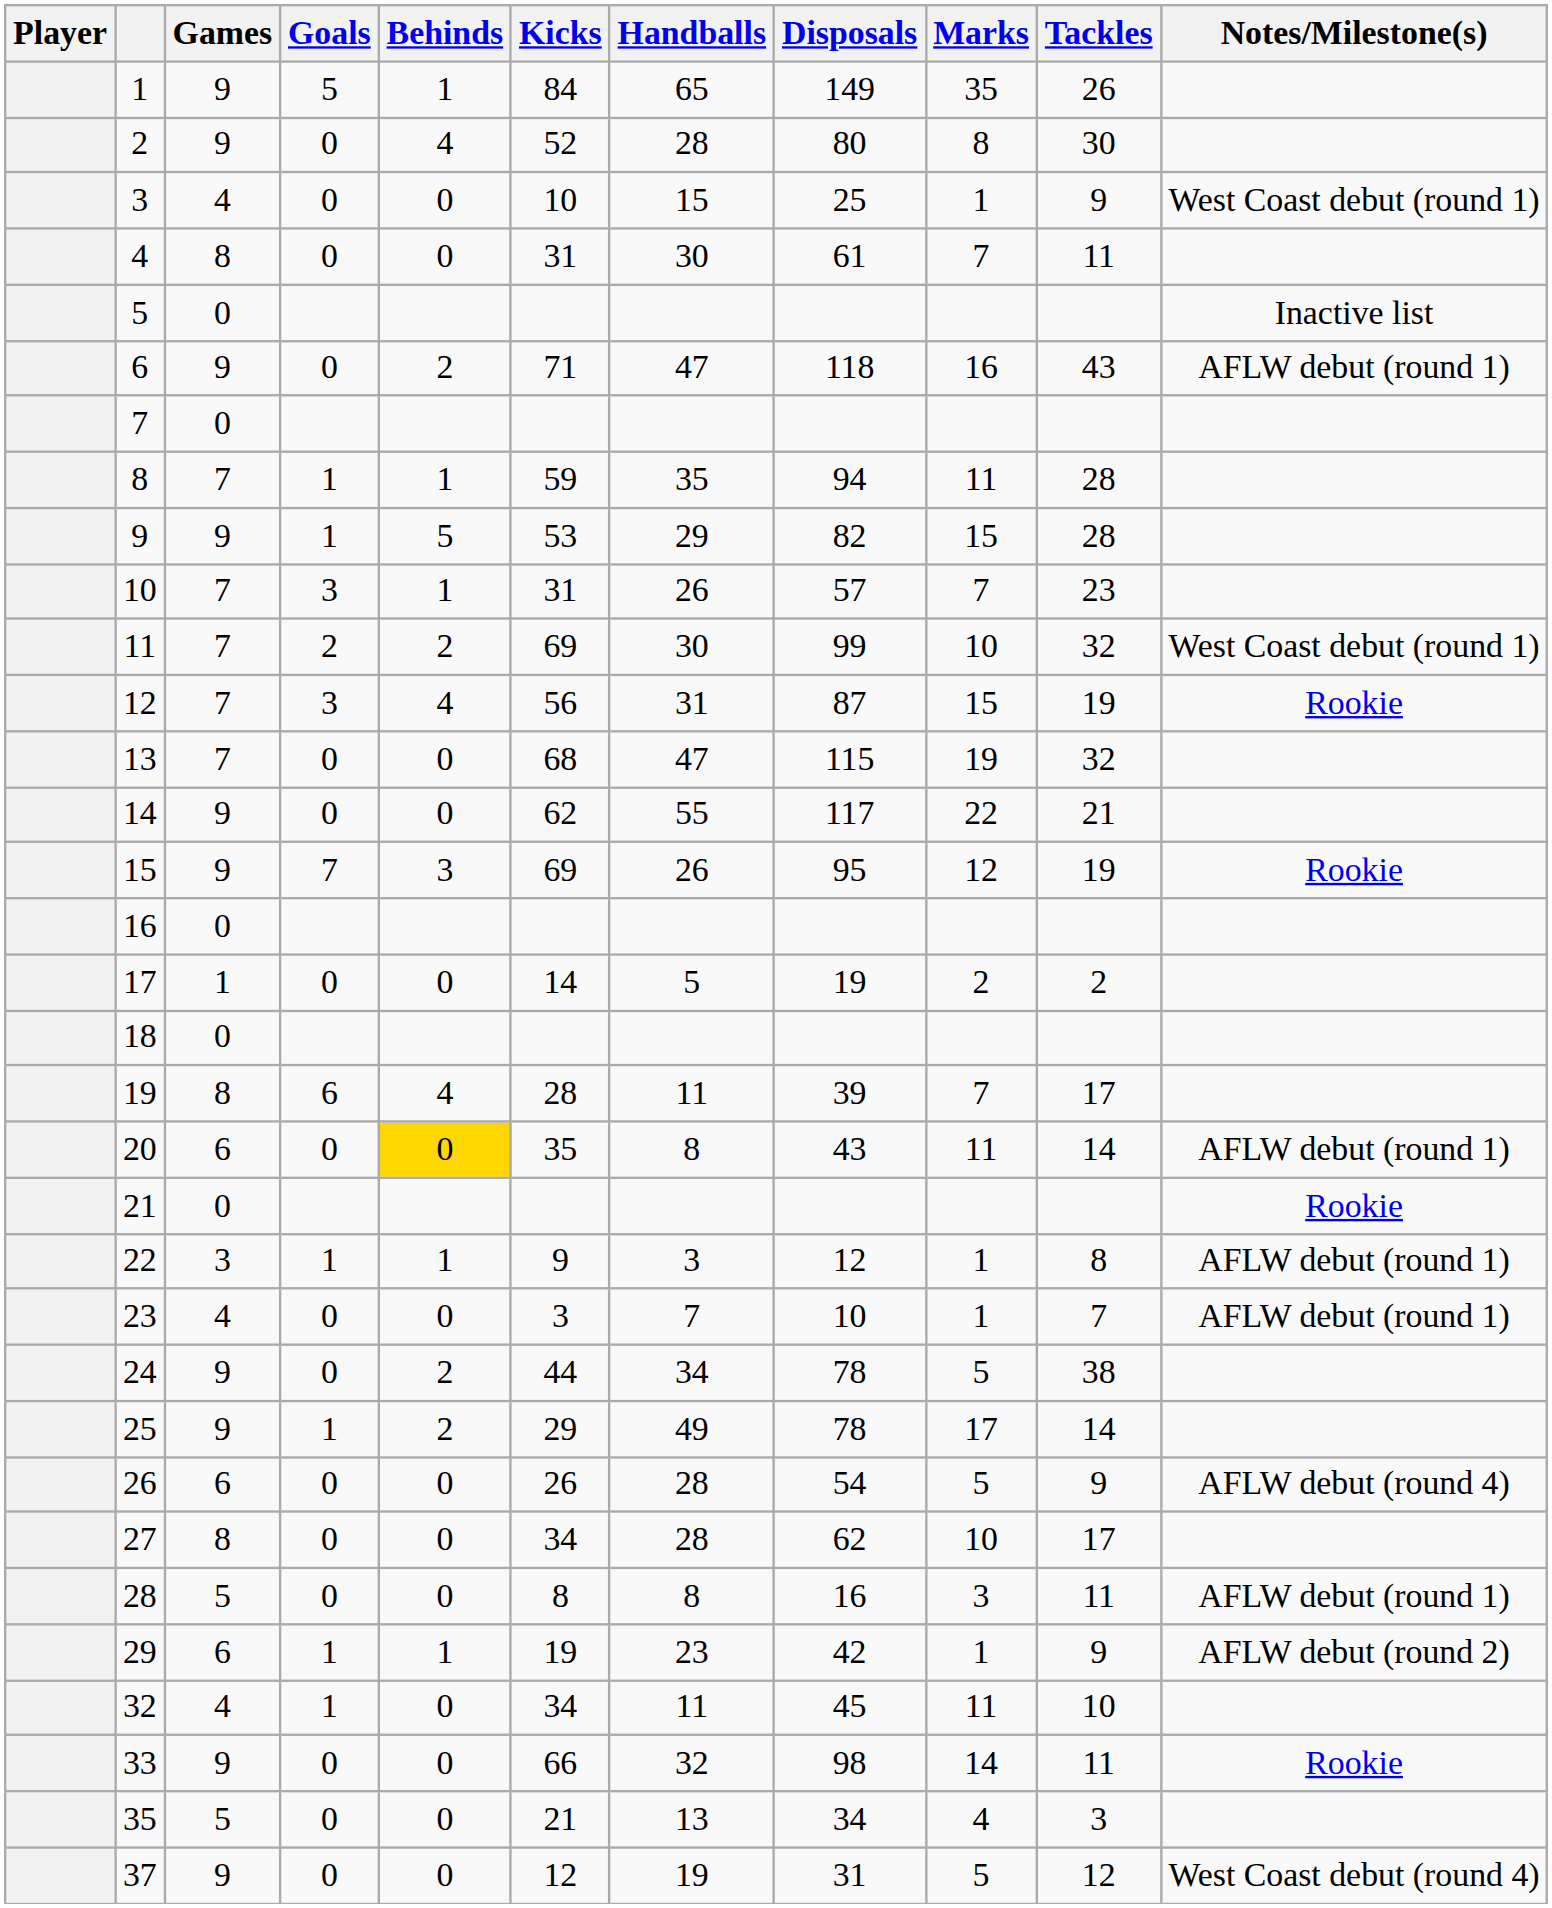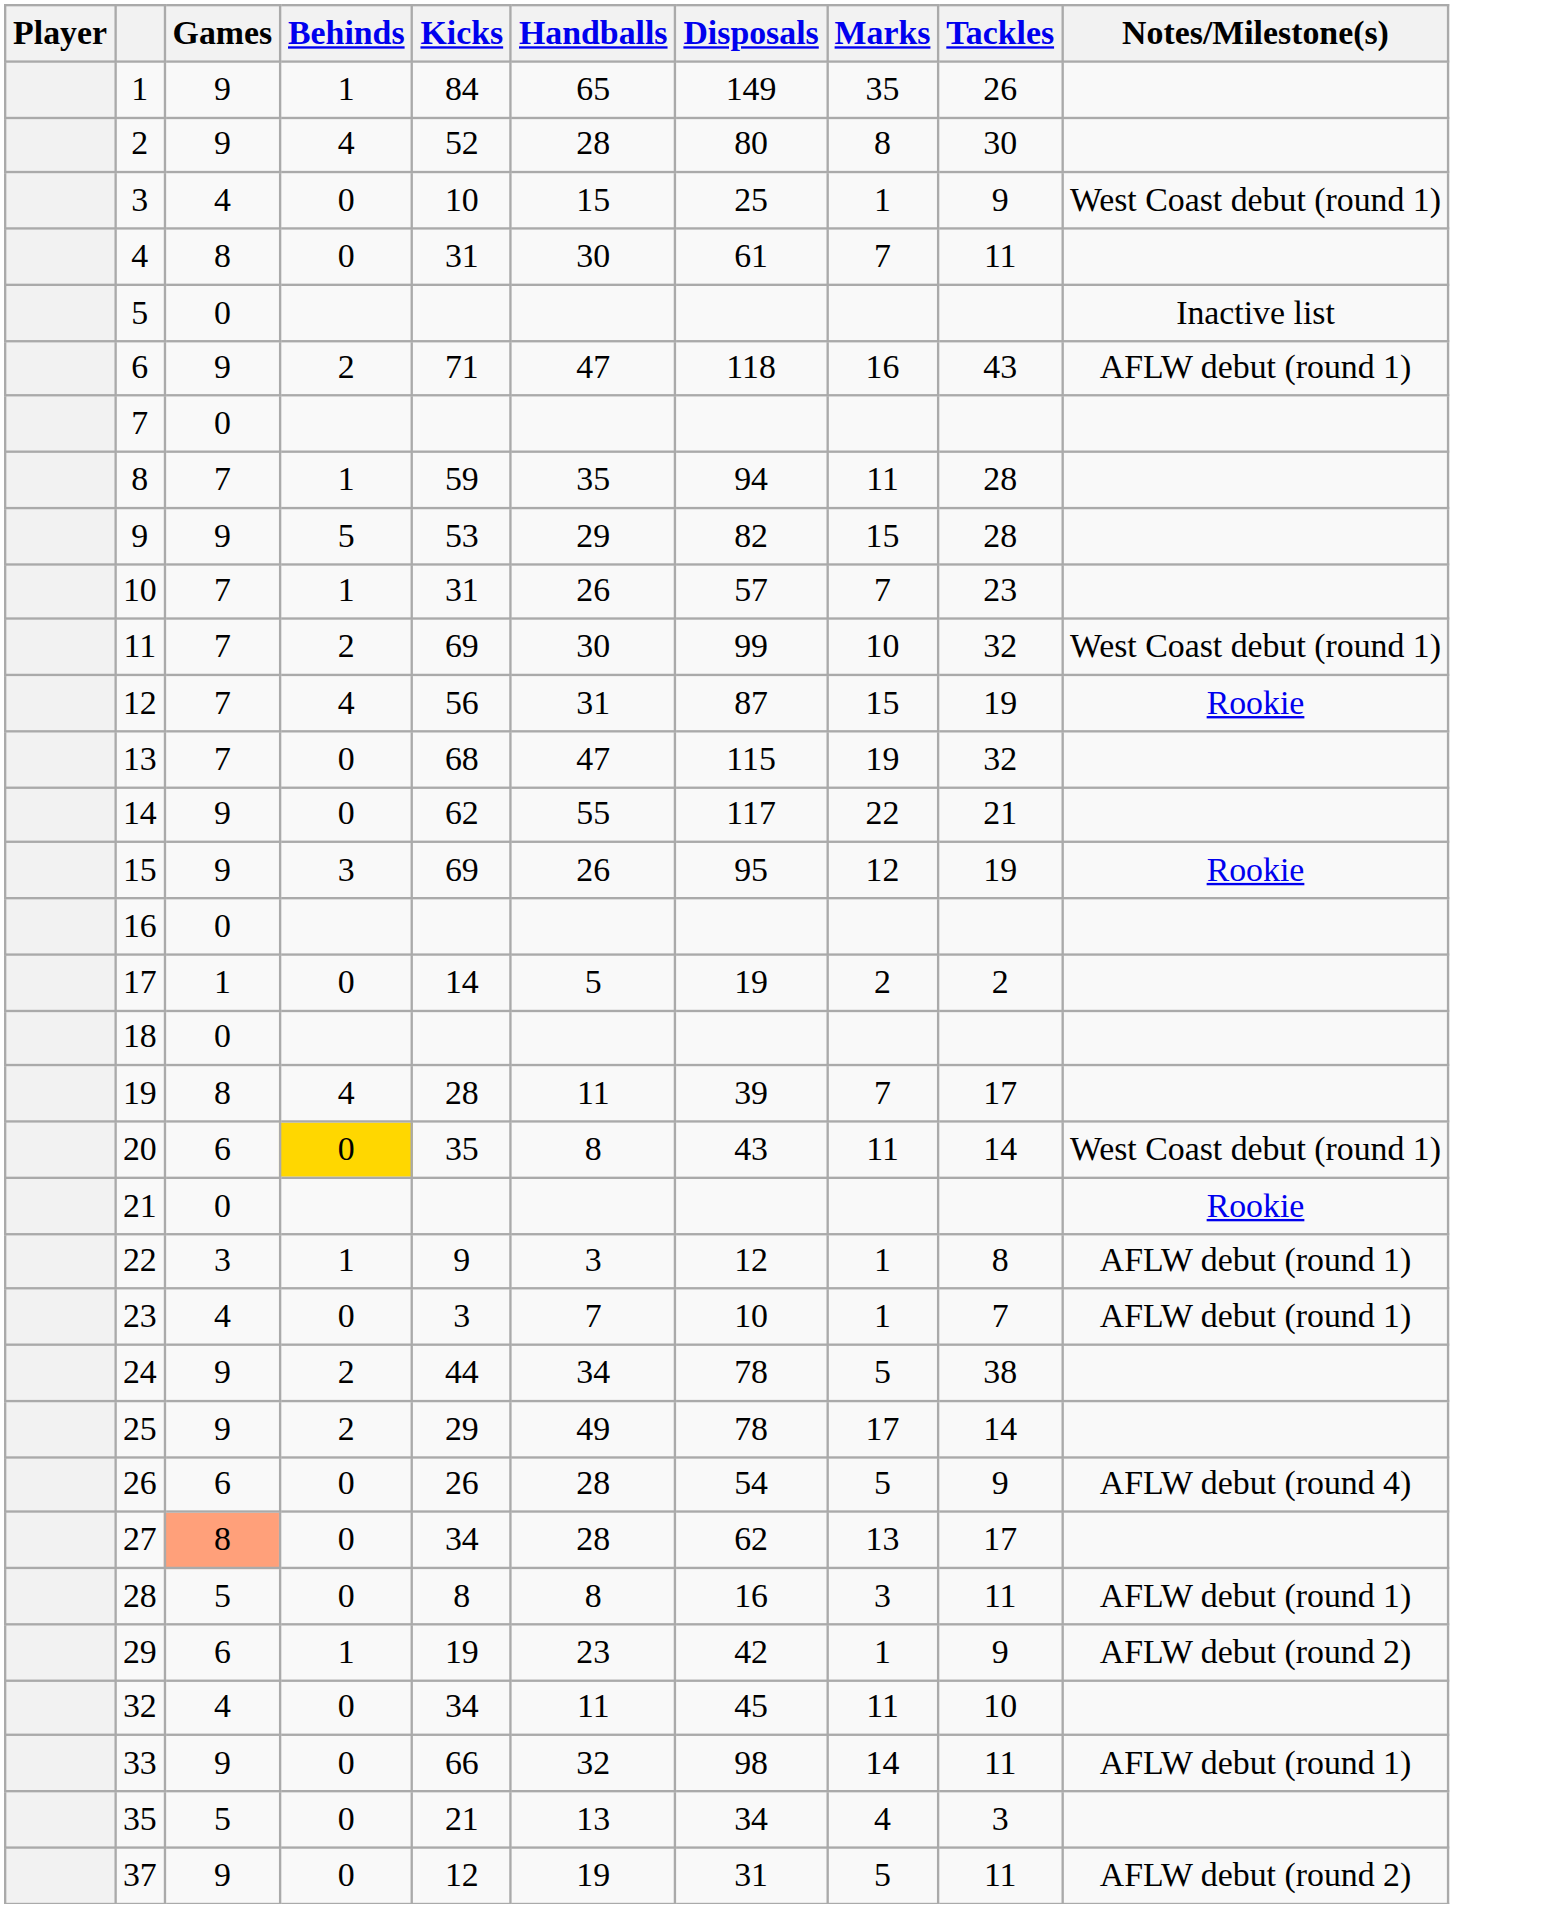- column: (329, 32)
(1354, 1149) AFLW debut (round 1) -> (1256, 1149) West Coast debut (round 1)
(222, 1539) no background -> (222, 1539) lightsalmon background
(981, 1539) 10 -> (883, 1539) 13
(1354, 1762) Rookie -> (1255, 1762) AFLW debut (round 1)
(1099, 1874) 12 -> (1000, 1874) 11
(1354, 1874) West Coast debut (round 4) -> (1255, 1874) AFLW debut (round 2)
